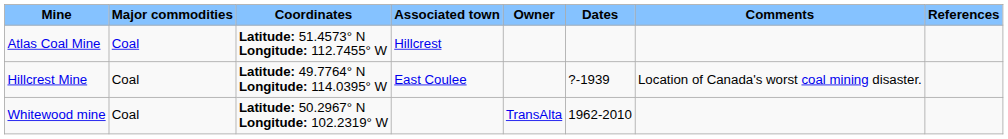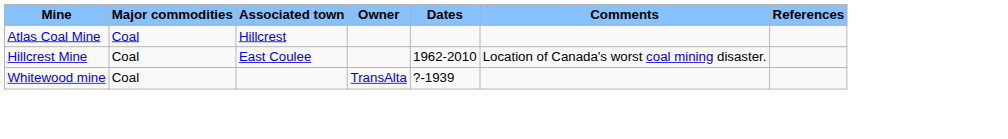- column: (314, 15)
(589, 79) ?-1939 -> (445, 57) 1962-2010
(600, 115) 1962-2010 -> (434, 78) ?-1939
